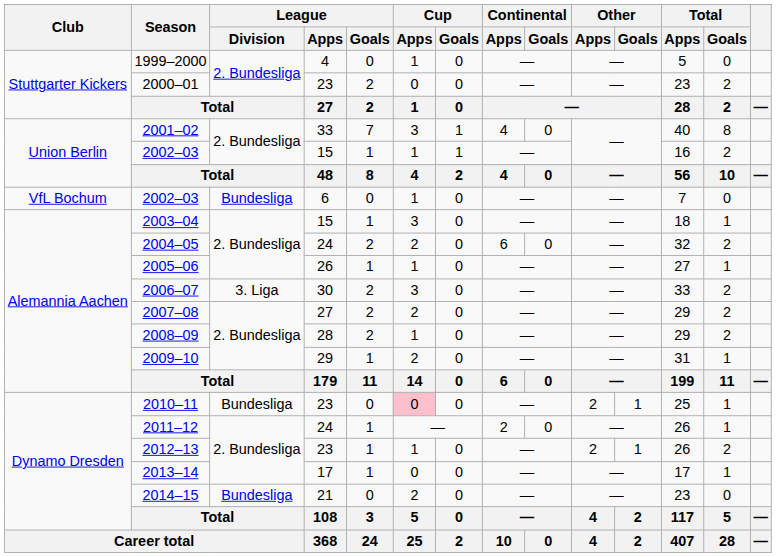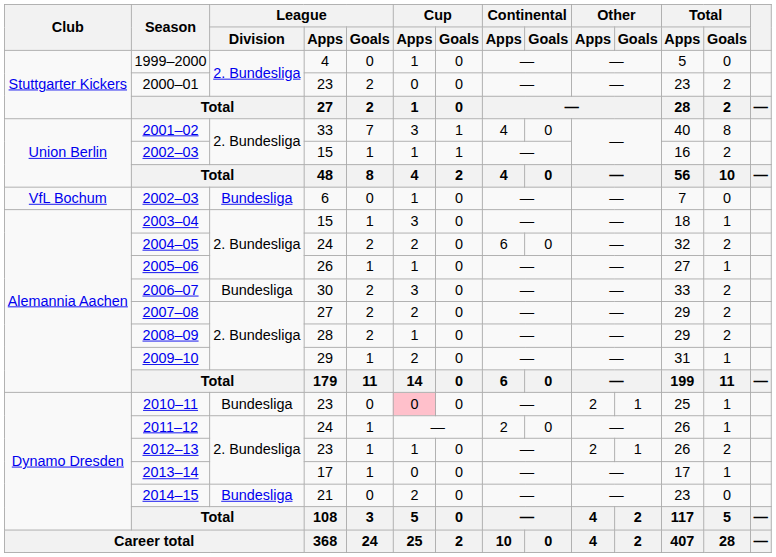(257, 289) 3. Liga -> (257, 289) Bundesliga
